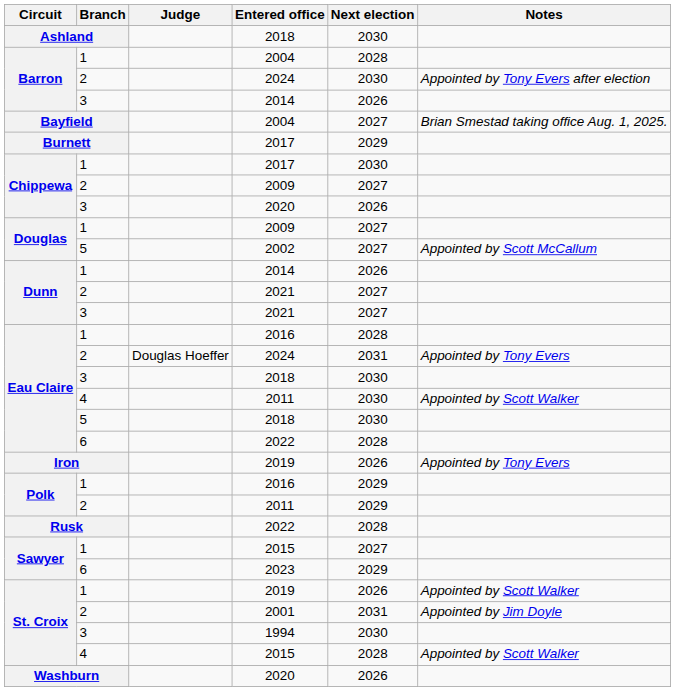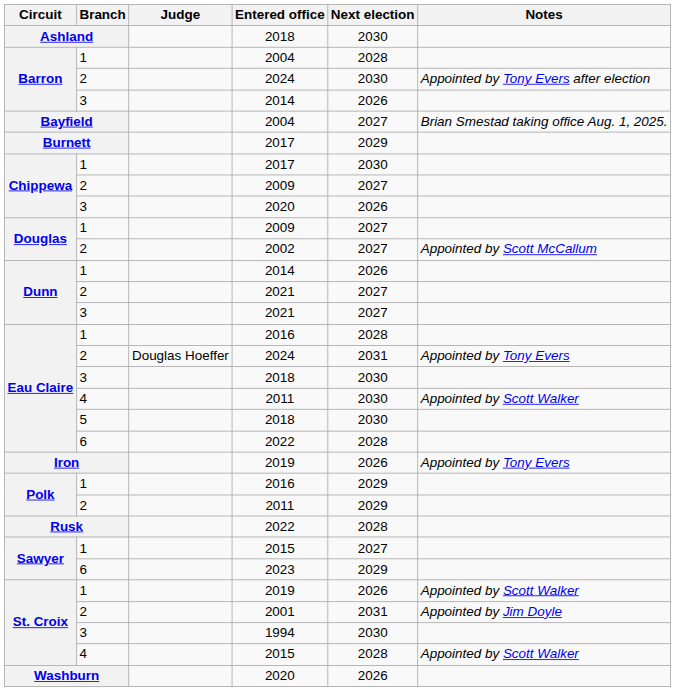(83, 249) 5 -> (83, 249) 2
